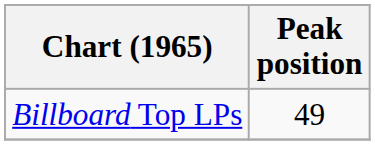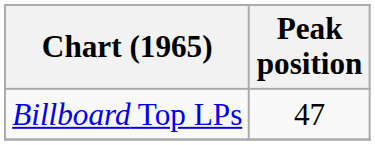(310, 113) 49 -> (310, 113) 47
